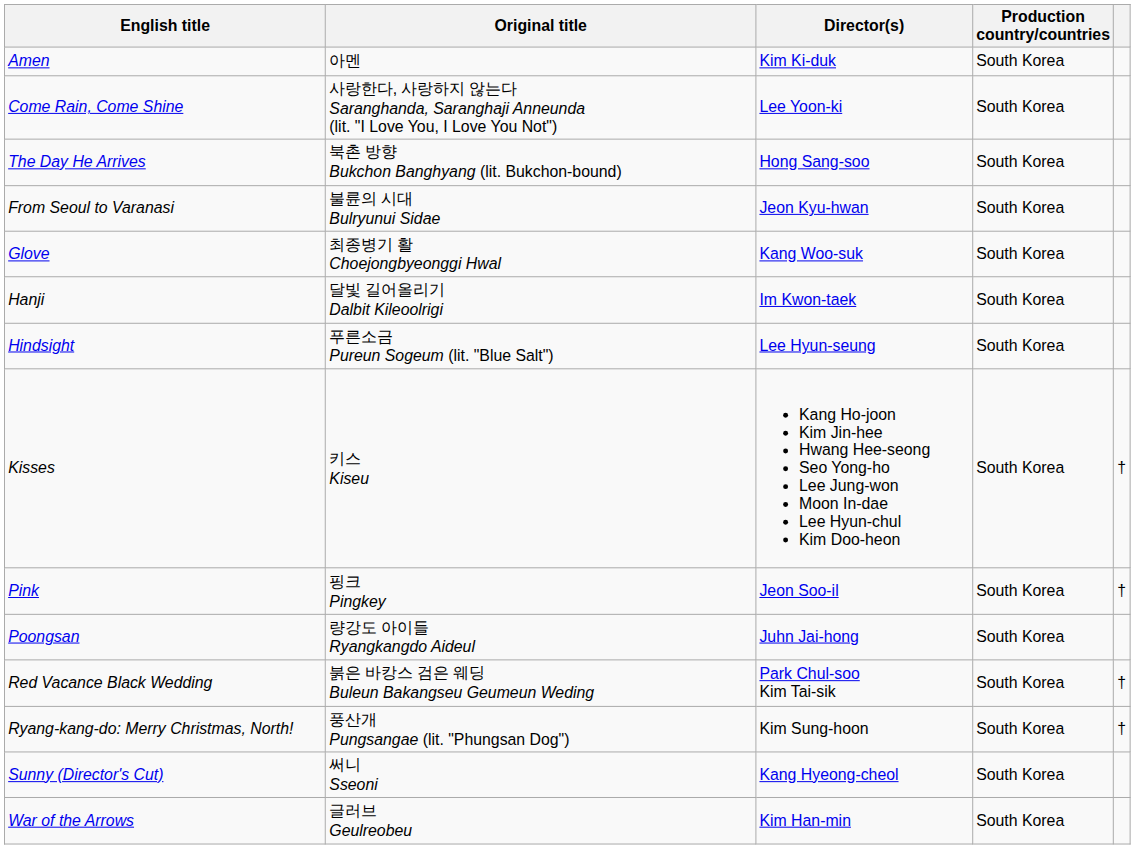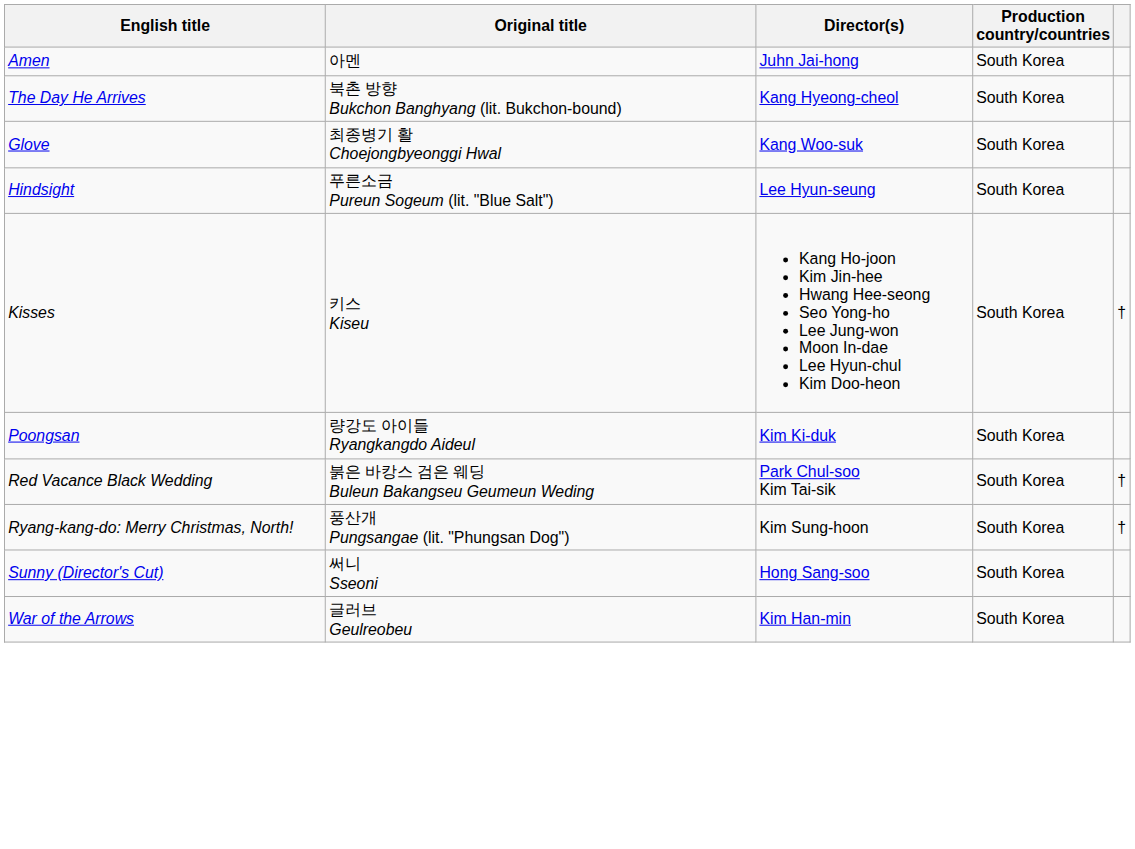(798, 61) Kim Ki-duk -> (809, 61) Juhn Jai-hong
- row: (96, 107)
(814, 162) Hong Sang-soo -> (829, 98) Kang Hyeong-cheol
- row: (91, 208)
- row: (26, 299)
- row: (24, 591)
(809, 637) Juhn Jai-hong -> (798, 435) Kim Ki-duk
(829, 774) Kang Hyeong-cheol -> (814, 573) Hong Sang-soo
